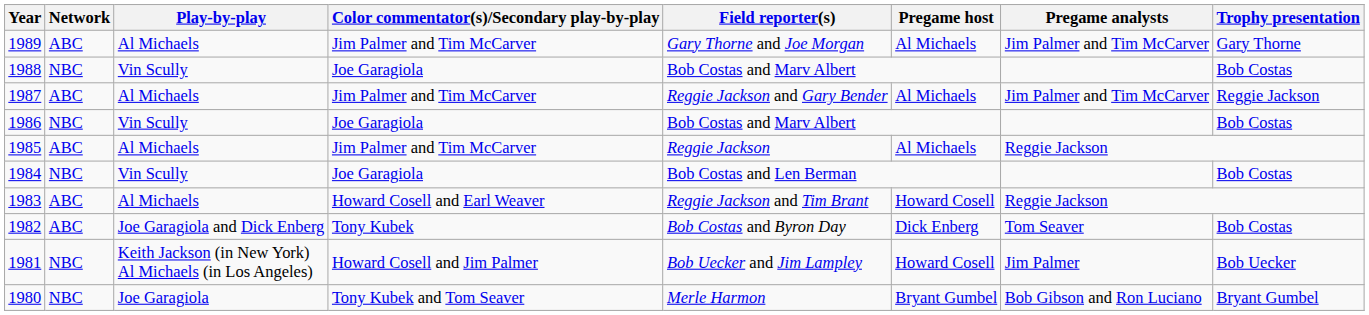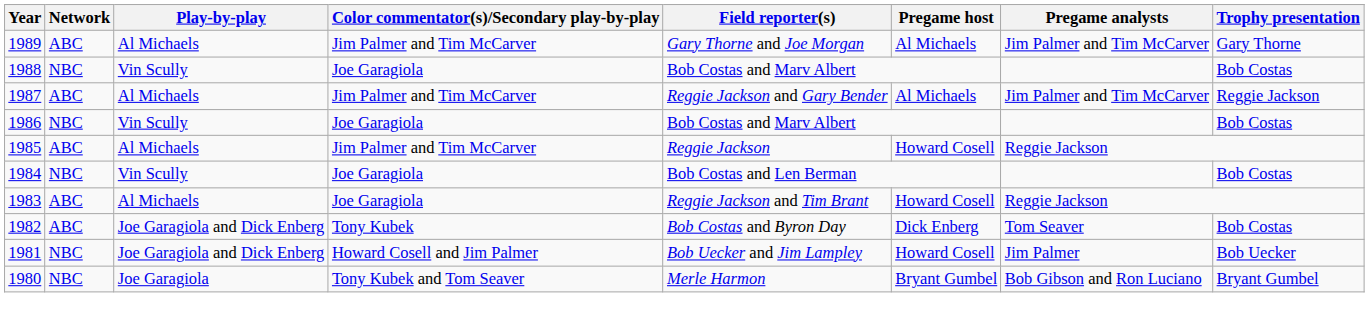(936, 148) Al Michaels -> (945, 148) Howard Cosell
(438, 200) Howard Cosell and Earl Weaver -> (377, 200) Joe Garagiola
(215, 262) Keith Jackson (in New York) Al Michaels (in Los Angeles) -> (221, 252) Joe Garagiola and Dick Enberg
